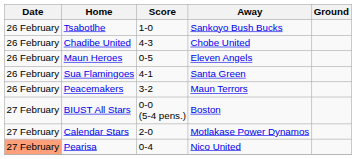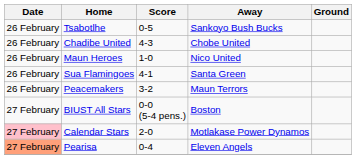(146, 27) 1-0 -> (146, 27) 0-5
(146, 58) 0-5 -> (146, 58) 1-0
(221, 58) Eleven Angels -> (216, 58) Nico United
(33, 131) no background -> (33, 131) pink background
(216, 147) Nico United -> (221, 147) Eleven Angels
